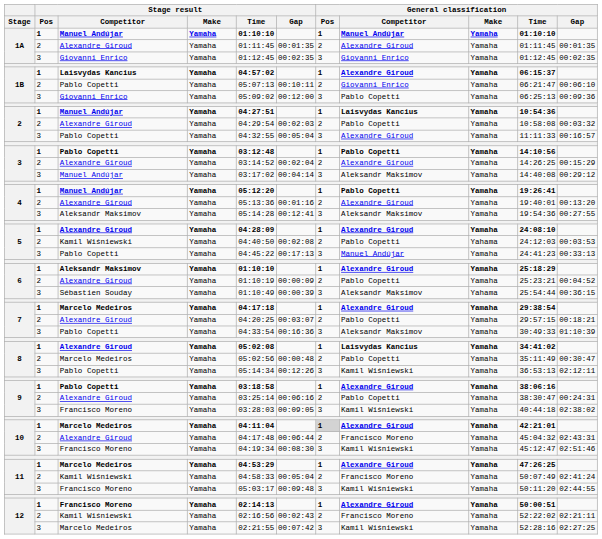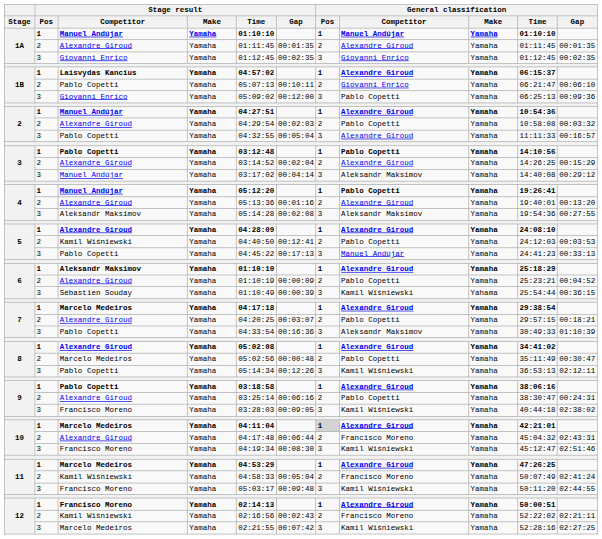(379, 112) Laisvydas Kancius -> (377, 112) Alexandre Giroud
(296, 214) 00:12:41 -> (296, 214) 00:02:08
(296, 242) 00:02:08 -> (296, 242) 00:12:41
(484, 242) Yahama -> (484, 242) Yamaha
(382, 293) Aleksandr Maksimov -> (377, 293) Kamil Wiśniewski
(379, 347) Laisvydas Kancius -> (377, 347) Alexandre Giroud
